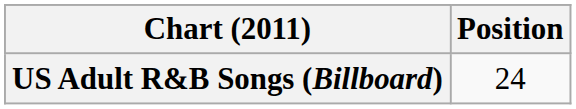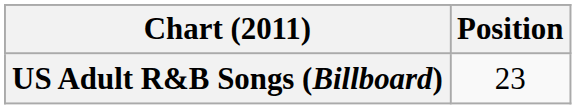(510, 77) 24 -> (510, 77) 23
